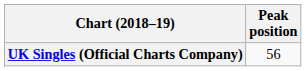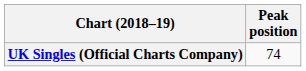(273, 54) 56 -> (273, 54) 74
